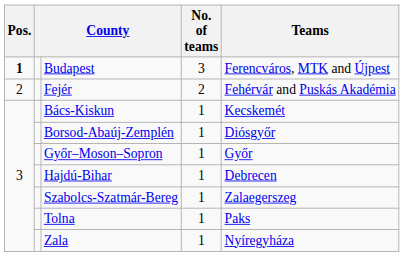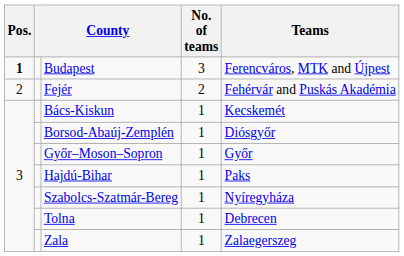(251, 175) Debrecen -> (237, 175) Paks
(260, 197) Zalaegerszeg -> (259, 197) Nyíregyháza
(237, 219) Paks -> (251, 219) Debrecen
(259, 240) Nyíregyháza -> (260, 240) Zalaegerszeg
